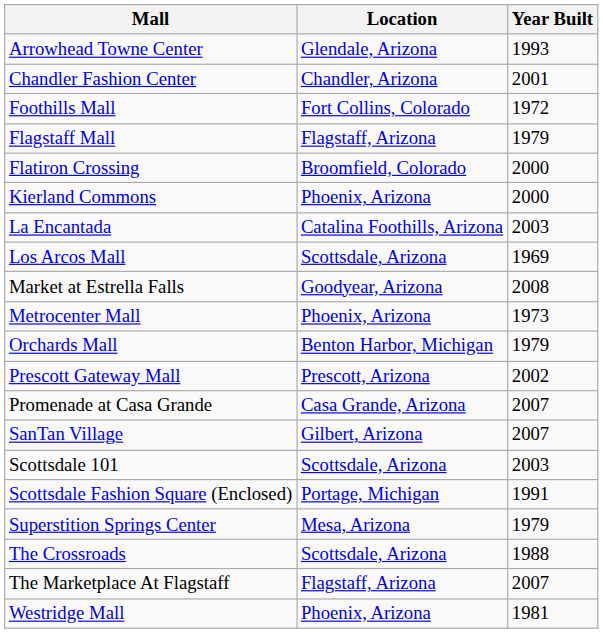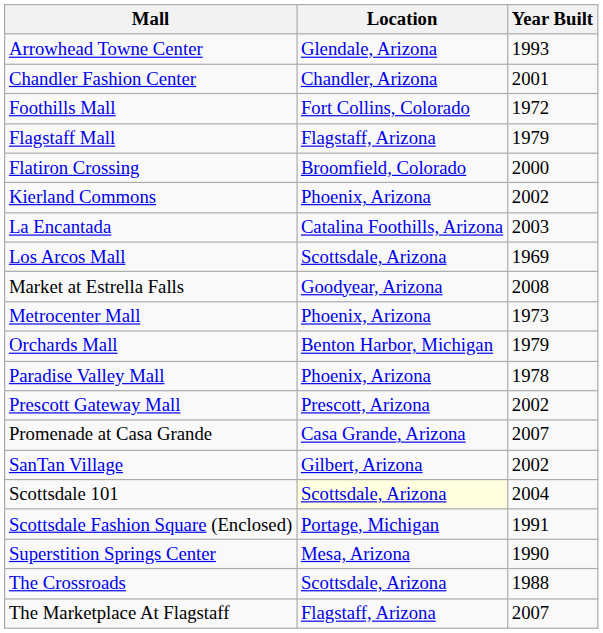(530, 197) 2000 -> (530, 197) 2002
+ row: (87, 375)
(530, 434) 2007 -> (530, 464) 2002
(374, 464) no background -> (374, 494) lightyellow background
(530, 464) 2003 -> (530, 494) 2004
(530, 524) 1979 -> (530, 553) 1990
- row: (67, 613)
